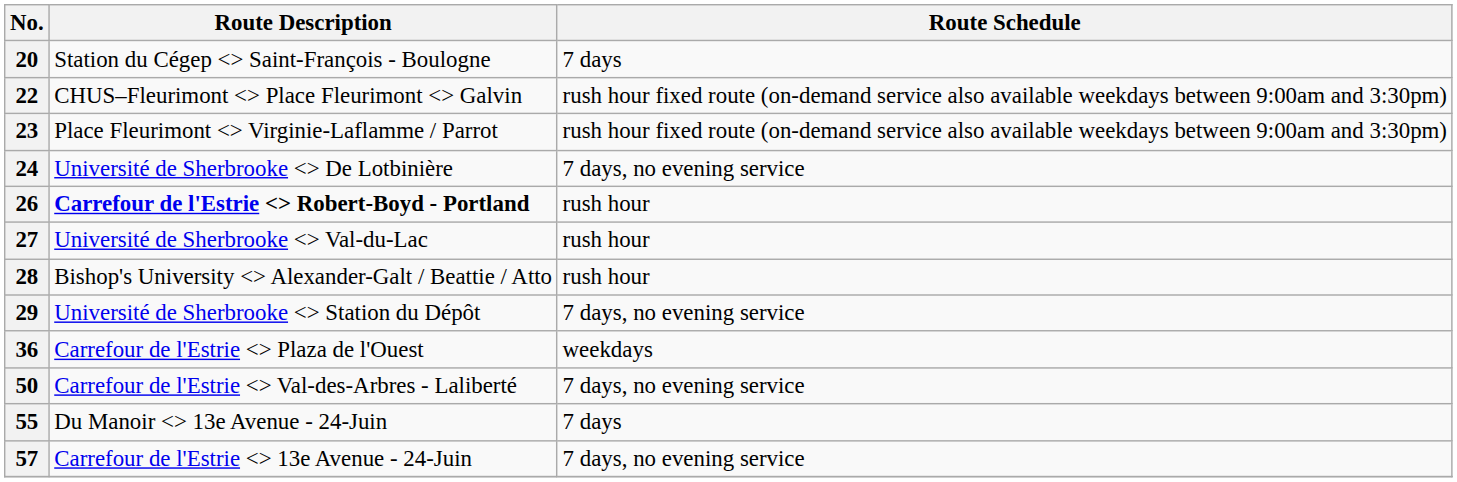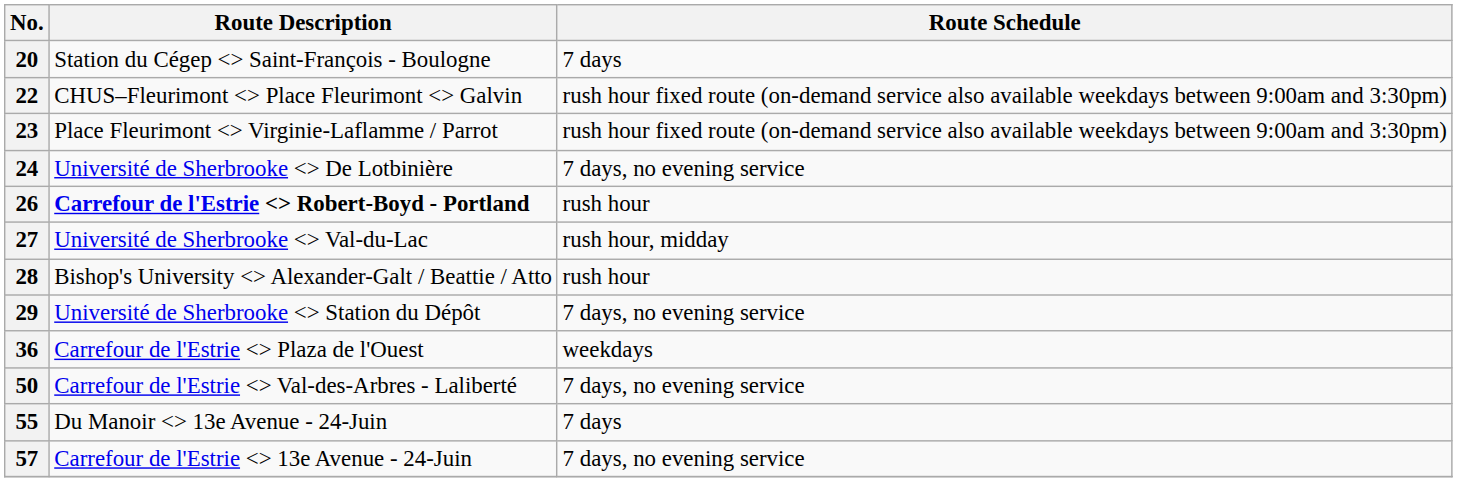(606, 240) rush hour -> (646, 240) rush hour, midday
